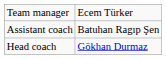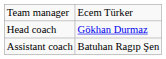rows swapped: (32, 46) <-> (40, 29)
